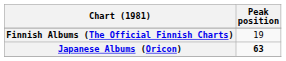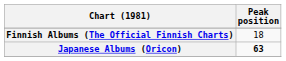(258, 35) 19 -> (258, 35) 18
